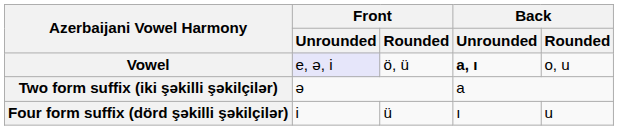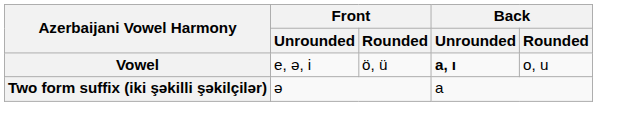(314, 64) lavender background -> (293, 64) no background
- row: (148, 112)
